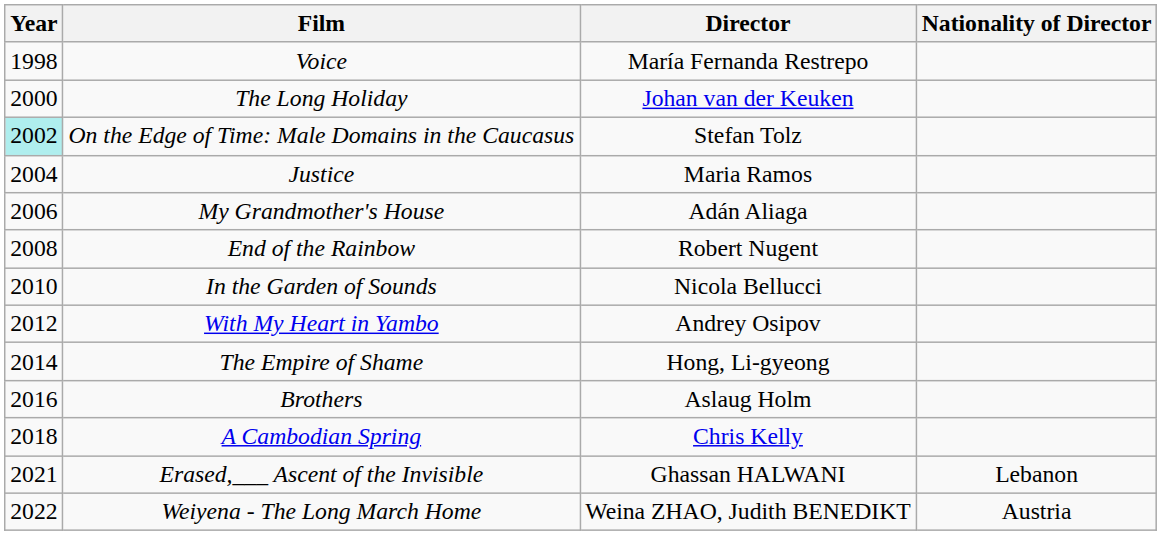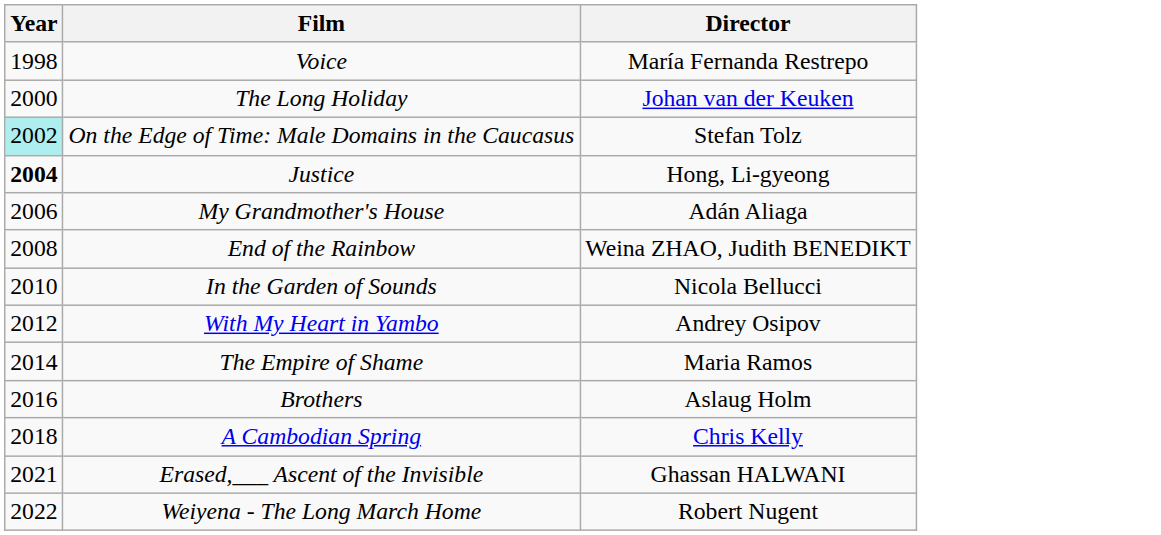- column: (1037, 23)
(34, 173) normal -> (34, 173) bold
(748, 173) Maria Ramos -> (748, 173) Hong, Li-gyeong
(748, 248) Robert Nugent -> (748, 248) Weina ZHAO, Judith BENEDIKT
(748, 361) Hong, Li-gyeong -> (748, 361) Maria Ramos
(748, 511) Weina ZHAO, Judith BENEDIKT -> (748, 511) Robert Nugent
